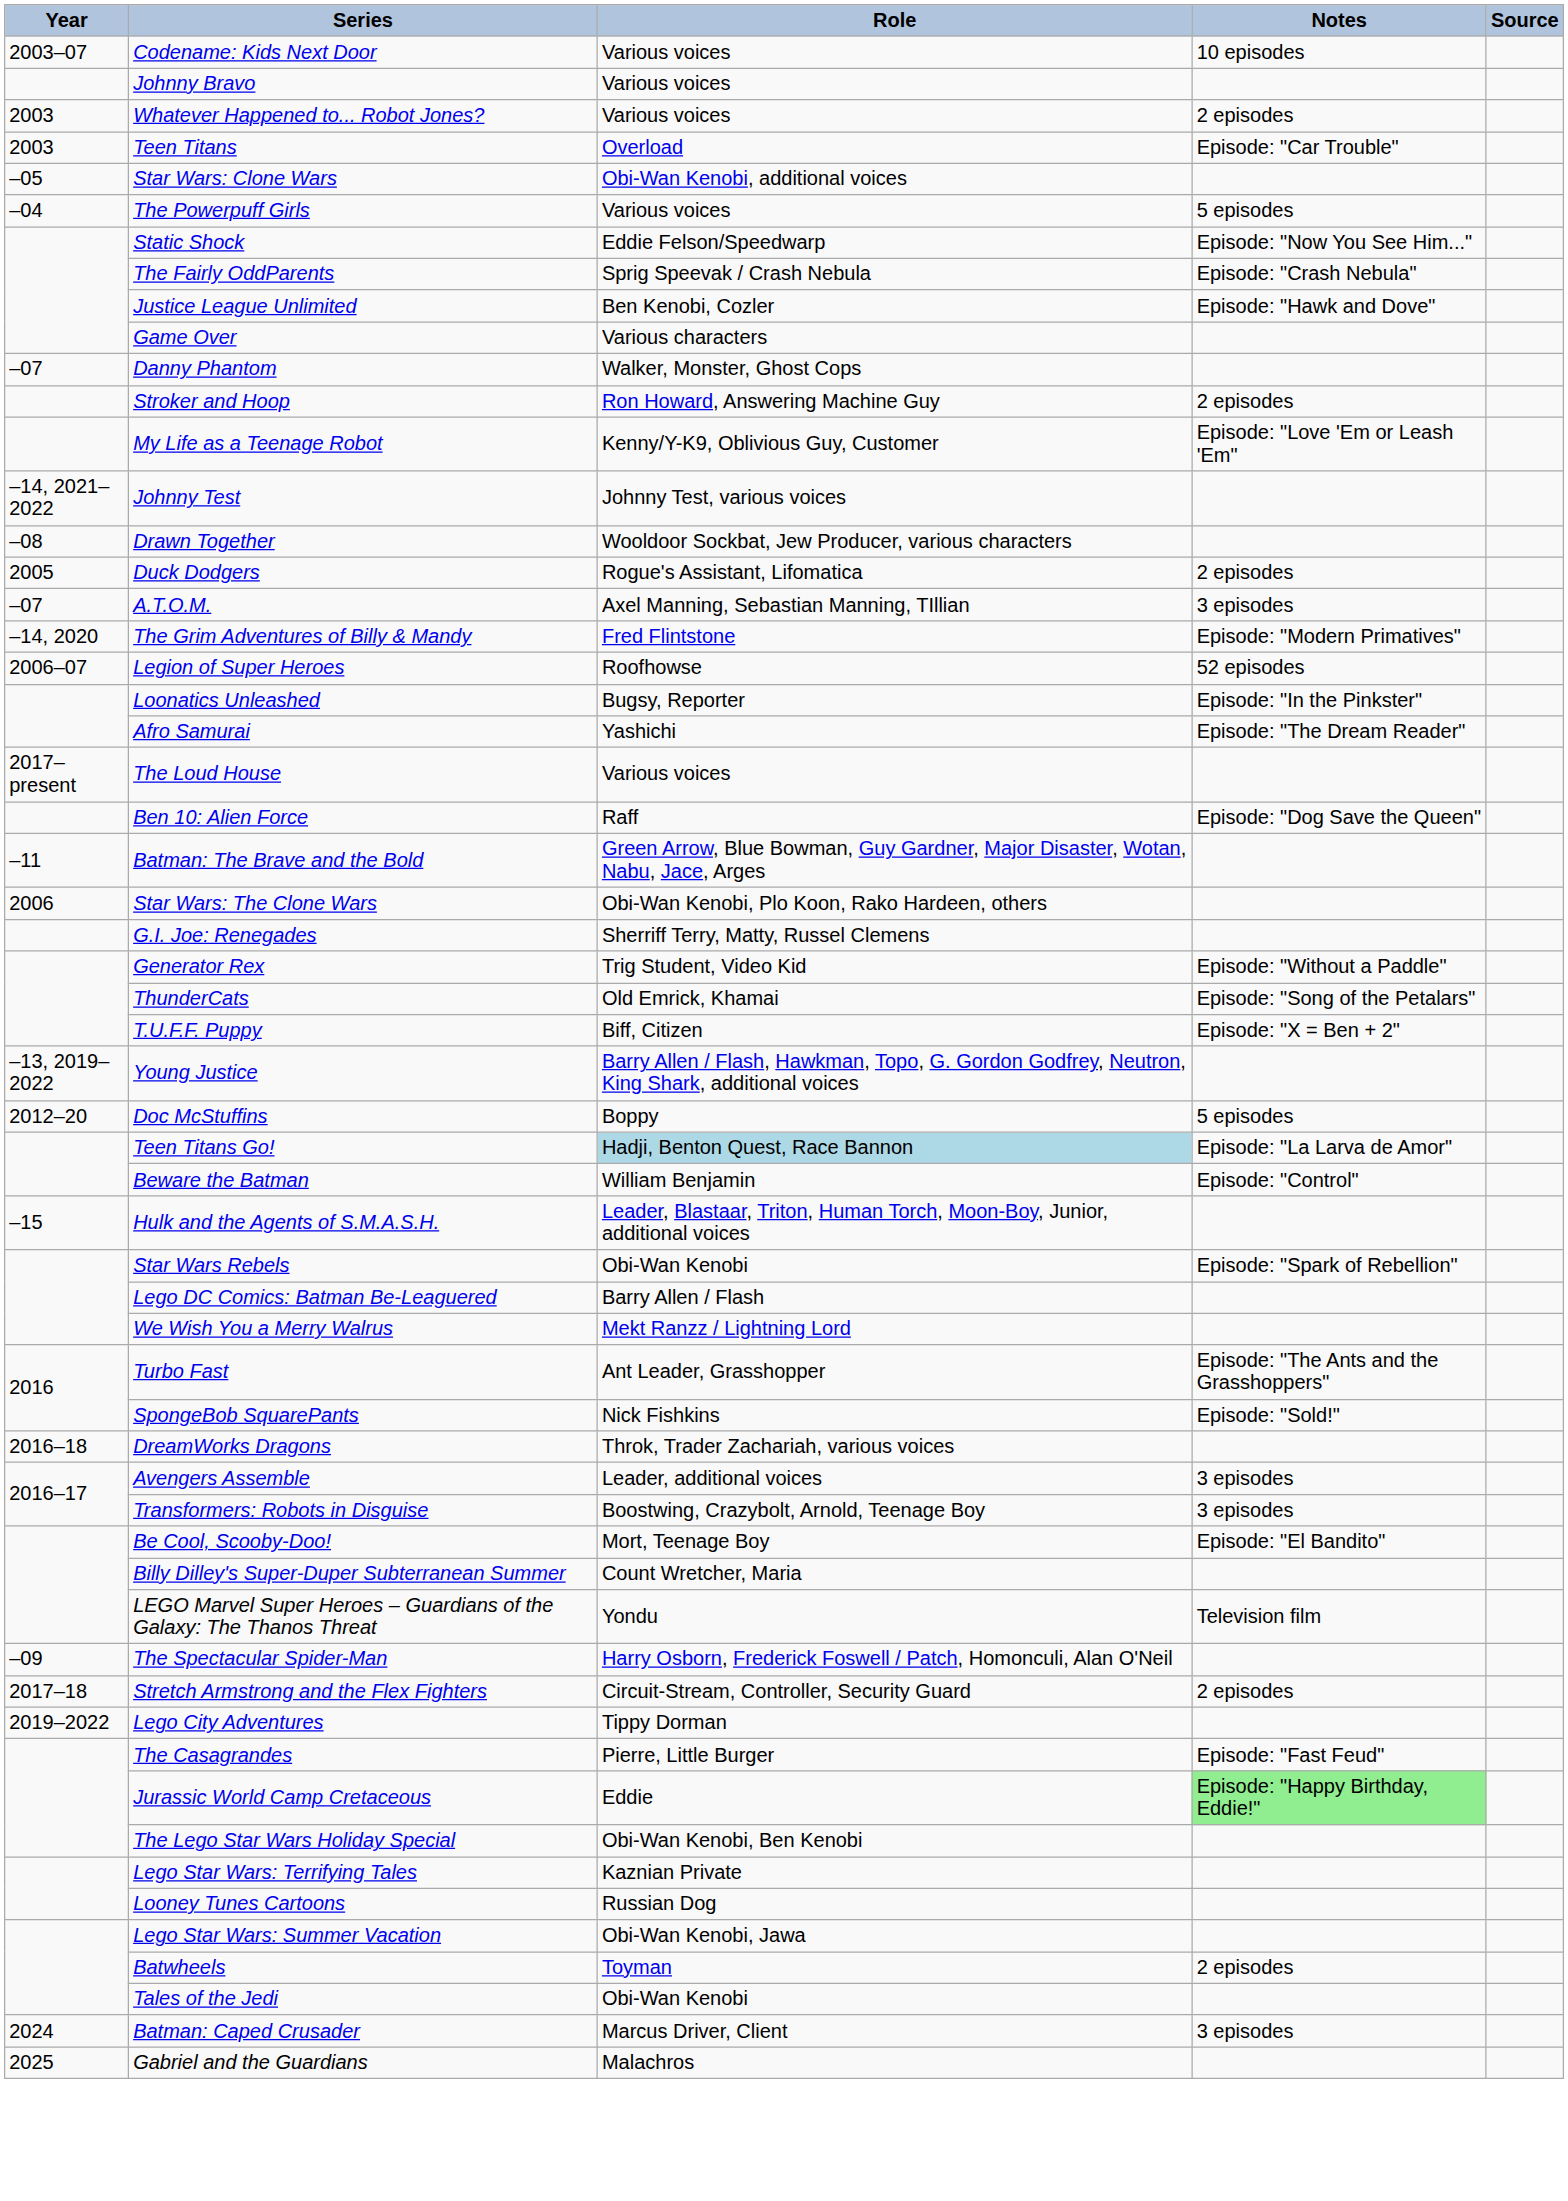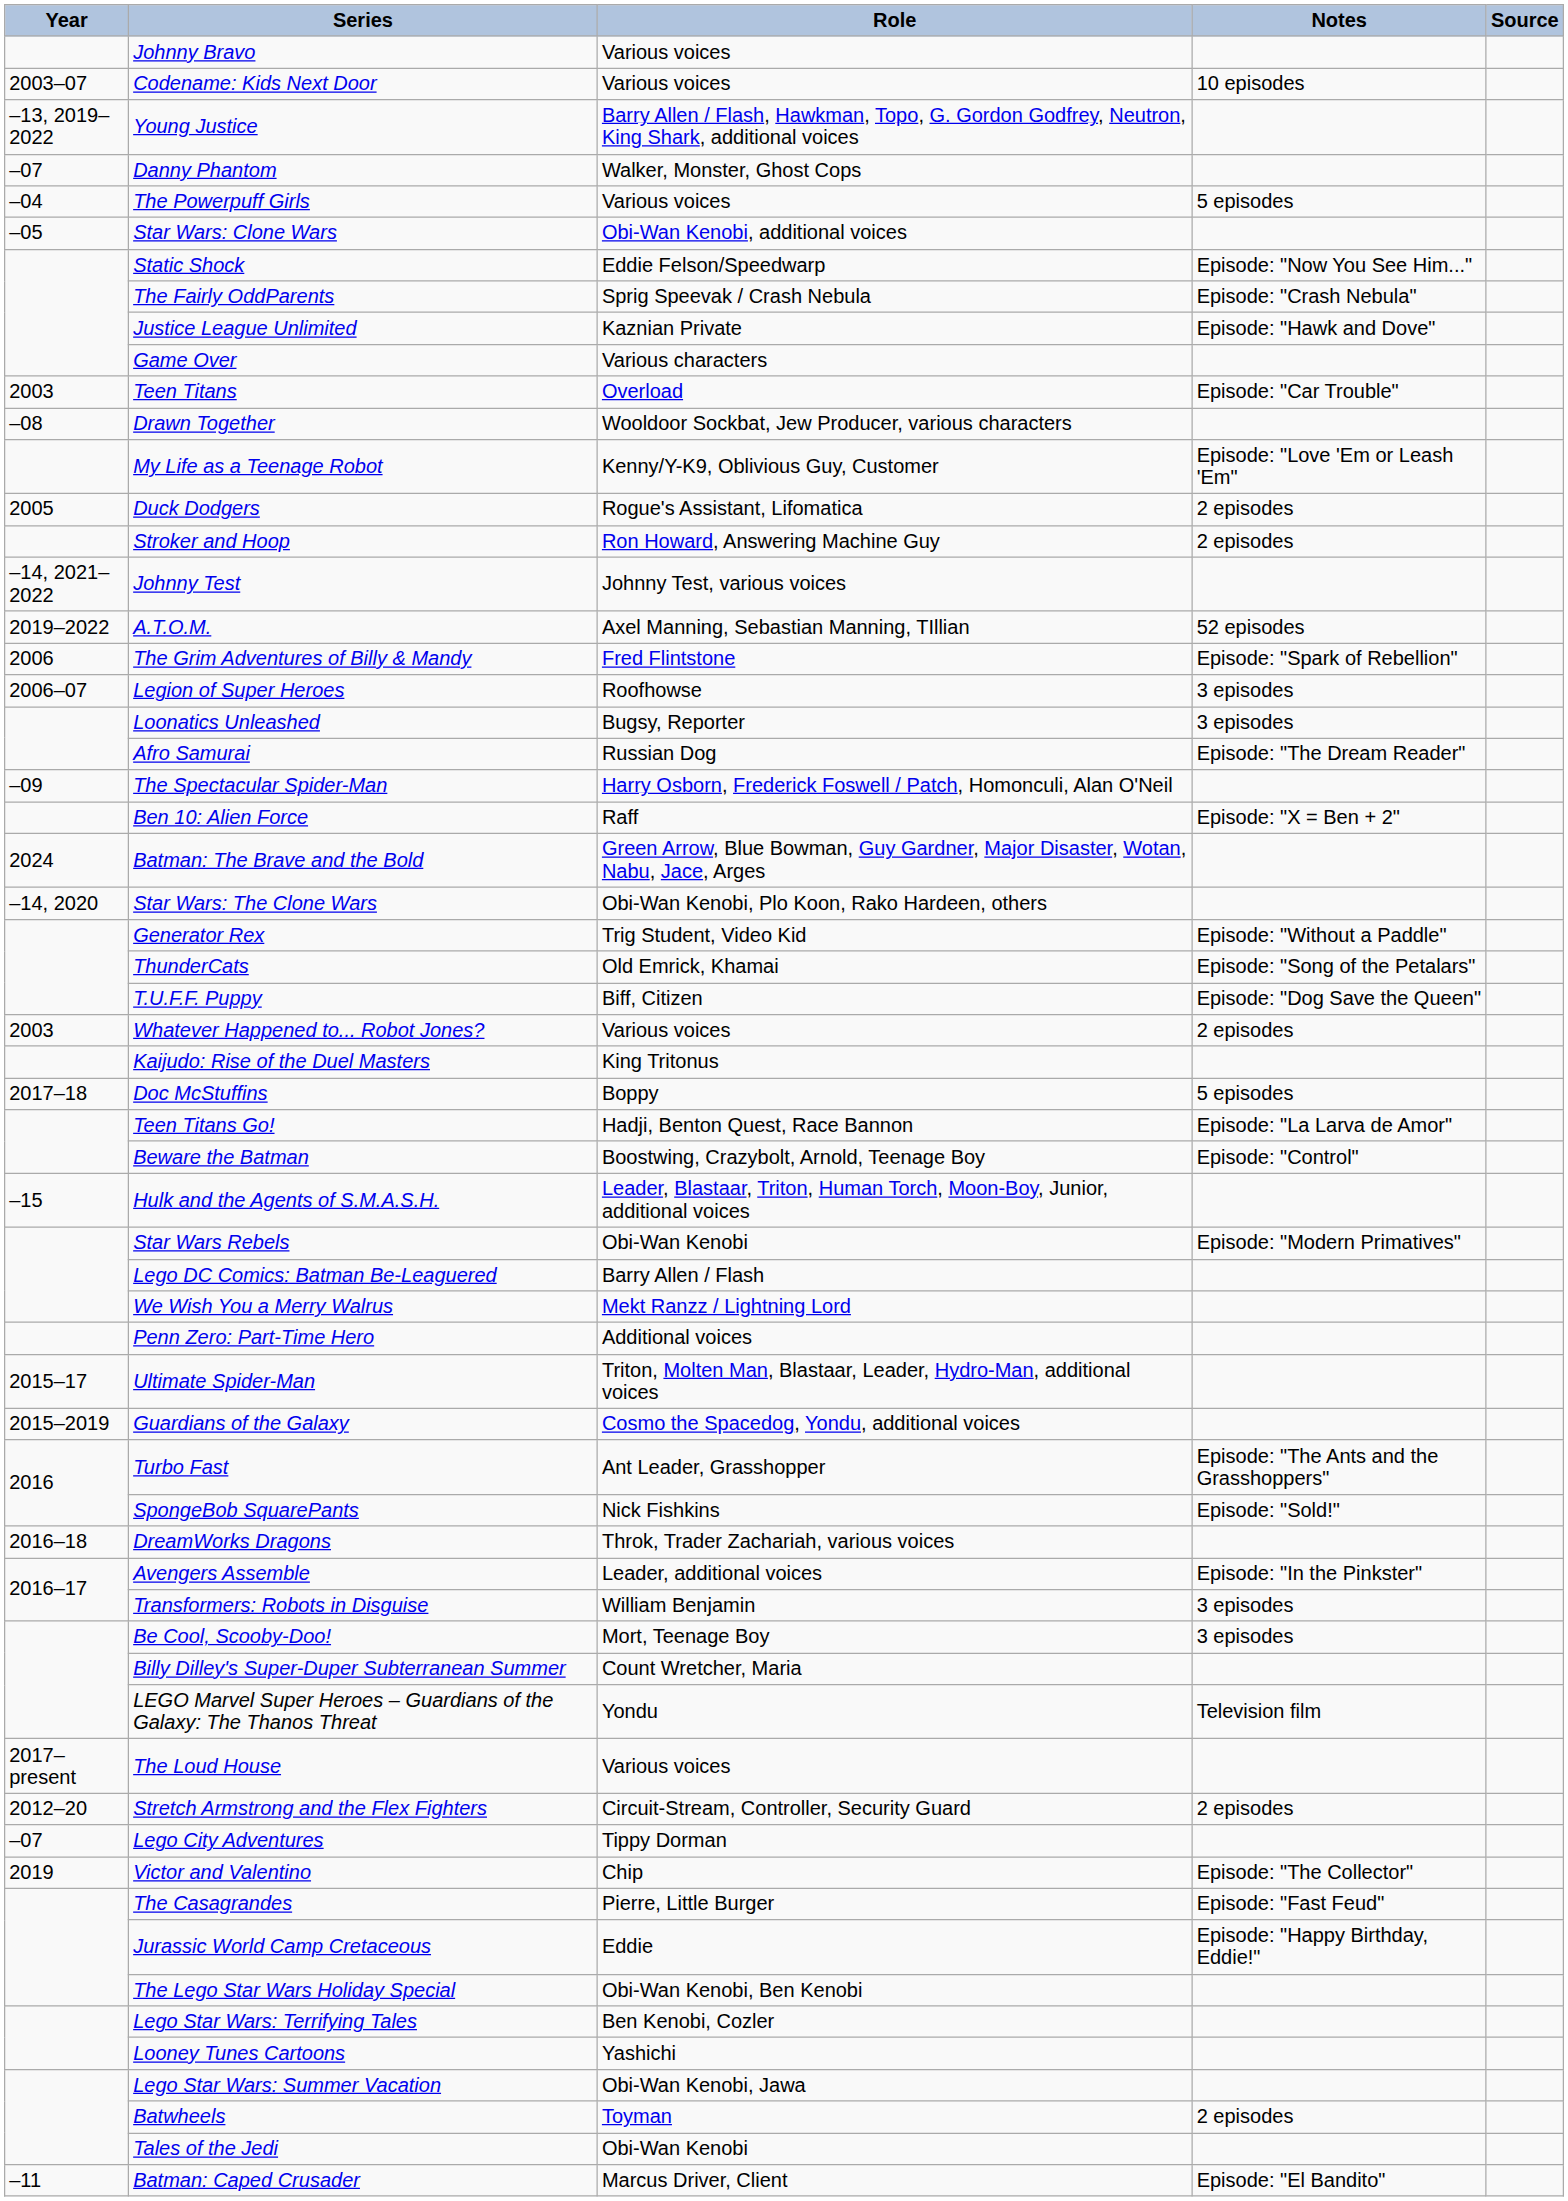rows swapped: (194, 83) <-> (255, 52)
rows swapped: (309, 115) <-> (195, 1073)
rows swapped: (185, 147) <-> (205, 369)
rows swapped: (222, 210) <-> (235, 178)
(688, 305) Ben Kenobi, Cozler -> (672, 328) Kaznian Private
rows swapped: (204, 541) <-> (212, 400)
rows swapped: (196, 572) <-> (187, 498)
(26, 604) –07 -> (59, 627) 2019–2022
(1245, 604) 3 episodes -> (1251, 627) 52 episodes
(54, 636) –14, 2020 -> (31, 658) 2006
(1329, 636) Episode: "Modern Primatives" -> (1327, 658) Episode: "Spark of Rebellion"
(1251, 668) 52 episodes -> (1245, 690) 3 episodes
(1309, 699) Episode: "In the Pinkster" -> (1245, 722) 3 episodes
(639, 731) Yashichi -> (659, 753) Russian Dog
rows swapped: (260, 1659) <-> (207, 774)
(1339, 817) Episode: "Dog Save the Queen" -> (1298, 817) Episode: "X = Ben + 2"
(25, 860) –11 -> (31, 860) 2024
(31, 903) 2006 -> (54, 903) –14, 2020
- row: (225, 935)
(1298, 1030) Episode: "X = Ben + 2" -> (1339, 998) Episode: "Dog Save the Queen"
+ row: (282, 1061)
(48, 1116) 2012–20 -> (48, 1093) 2017–18
(758, 1147) lightblue background -> (758, 1125) no background
(679, 1179) William Benjamin -> (794, 1157) Boostwing, Crazybolt, Arnold, Teenage Boy
(1327, 1265) Episode: "Spark of Rebellion" -> (1329, 1243) Episode: "Modern Primatives"
+ row: (254, 1338)
+ row: (224, 1381)
+ row: (241, 1424)
(1245, 1478) 3 episodes -> (1309, 1573) Episode: "In the Pinkster"
(794, 1510) Boostwing, Crazybolt, Arnold, Teenage Boy -> (679, 1605) William Benjamin
(1291, 1541) Episode: "El Bandito" -> (1245, 1636) 3 episodes
(48, 1691) 2017–18 -> (48, 1808) 2012–20
(59, 1722) 2019–2022 -> (26, 1840) –07
+ row: (222, 1872)
(1312, 1797) lightgreen background -> (1312, 1946) no background
(672, 1872) Kaznian Private -> (688, 2021) Ben Kenobi, Cozler
(659, 1903) Russian Dog -> (639, 2053) Yashichi
(31, 2030) 2024 -> (25, 2180) –11
(1245, 2030) 3 episodes -> (1291, 2180) Episode: "El Bandito"
- row: (250, 2062)
